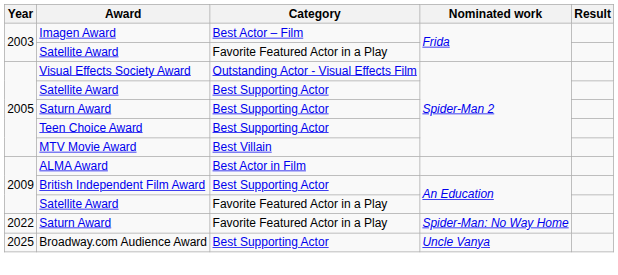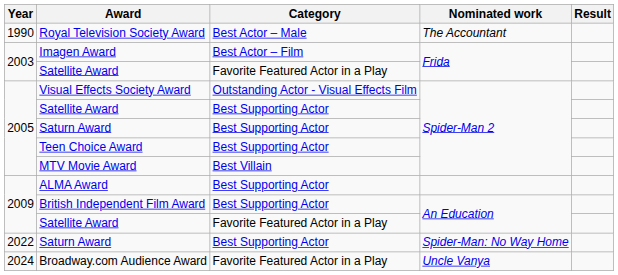+ row: (122, 33)
(259, 166) Best Actor in Film -> (271, 185) Best Supporting Actor
(300, 223) Favorite Featured Actor in a Play -> (271, 242) Best Supporting Actor
(20, 242) 2025 -> (20, 261) 2024
(271, 242) Best Supporting Actor -> (300, 261) Favorite Featured Actor in a Play
